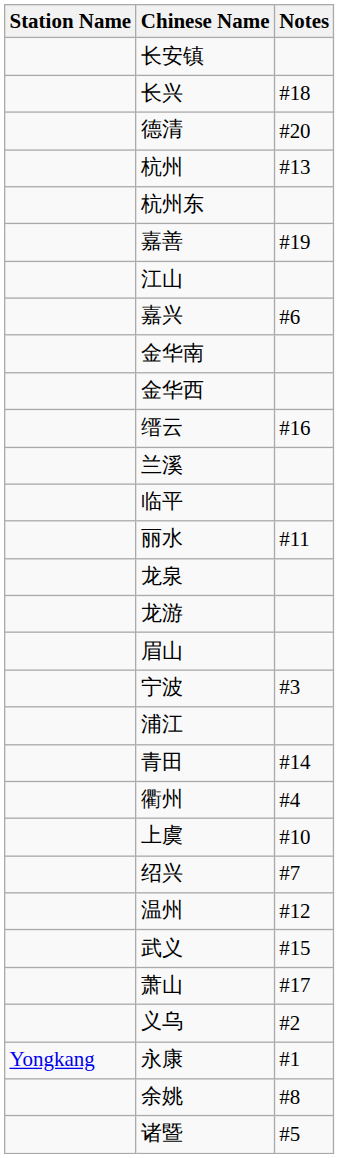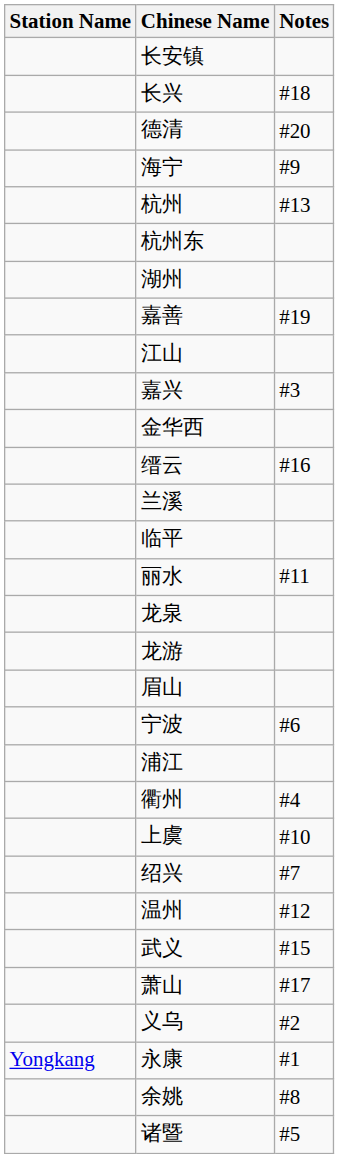+ row: (162, 167)
+ row: (162, 278)
(290, 316) #6 -> (290, 390) #3
- row: (172, 353)
(290, 688) #3 -> (290, 725) #6
- row: (162, 761)
